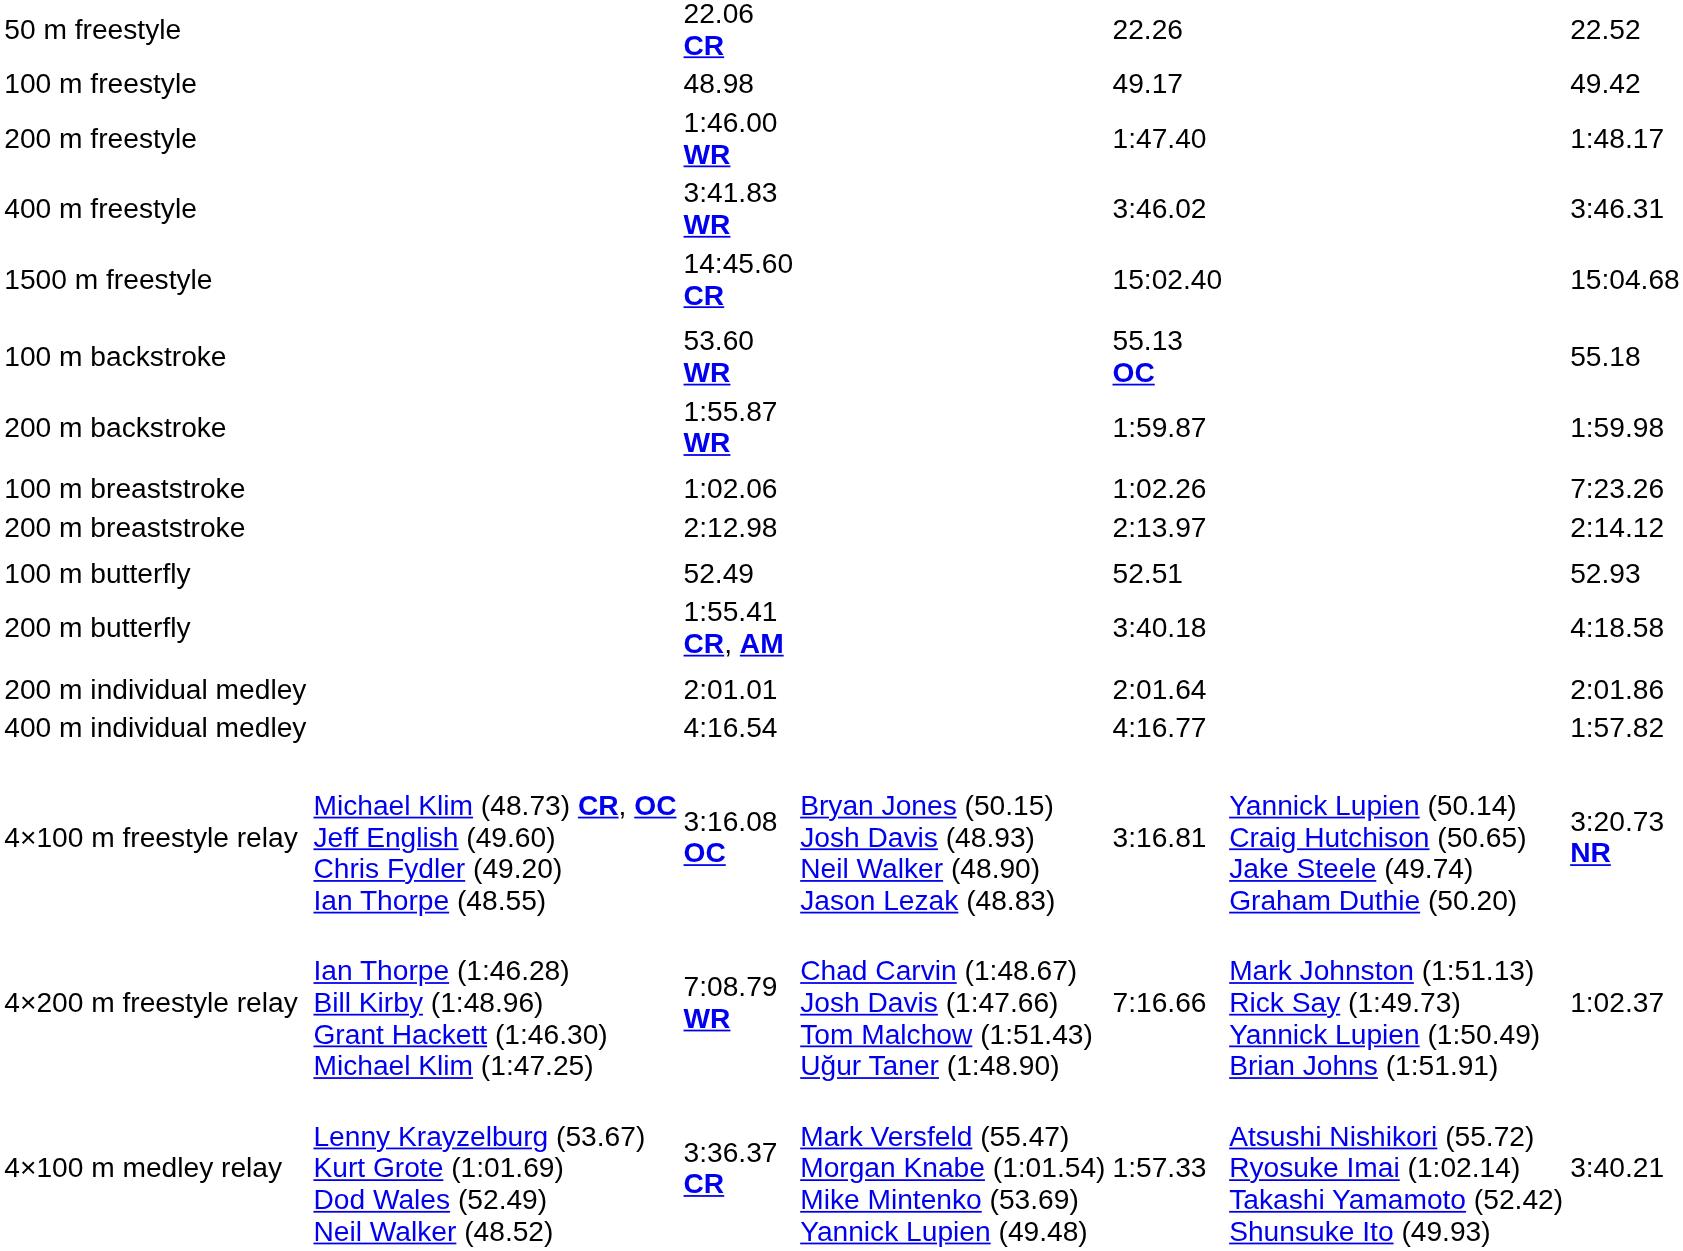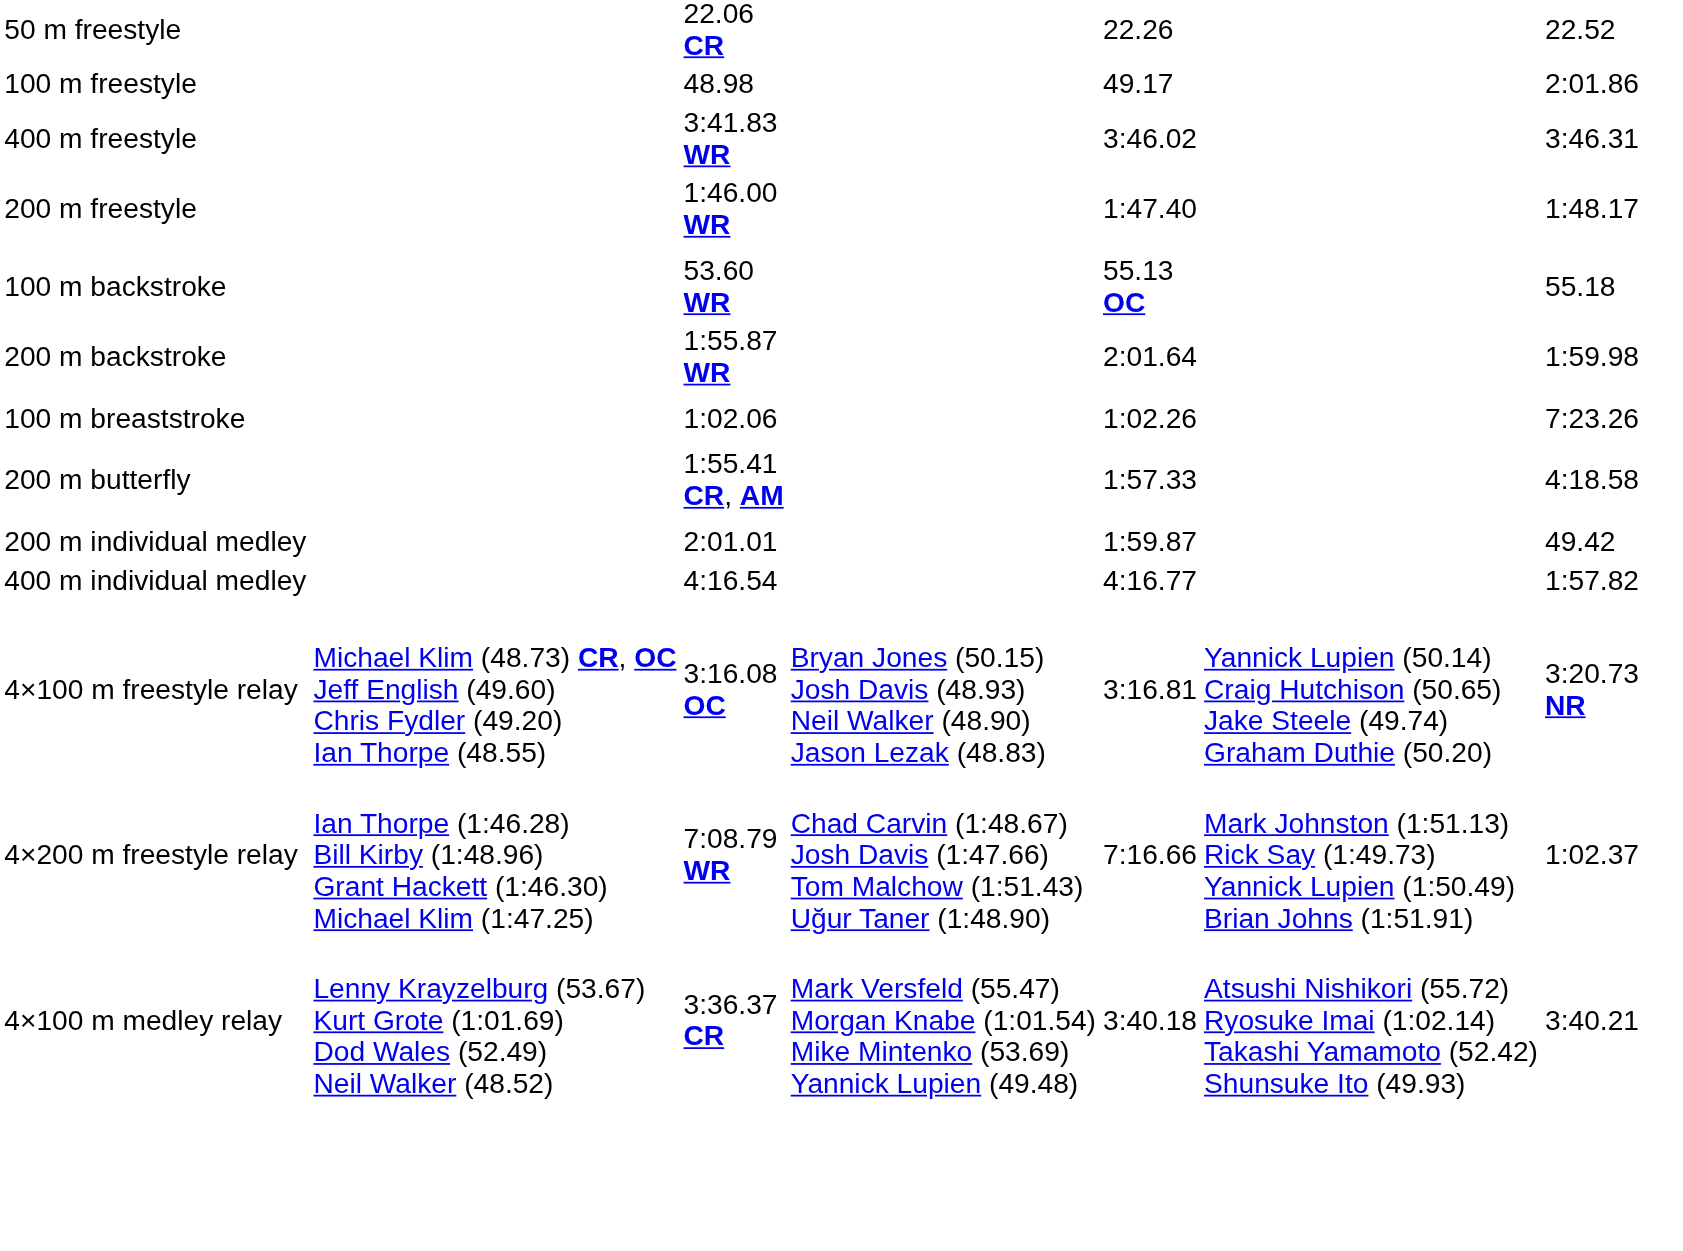(1605, 84) 49.42 -> (1592, 84) 2:01.86
rows swapped: (101, 138) <-> (101, 209)
- row: (108, 279)
(1159, 427) 1:59.87 -> (1150, 356) 2:01.64
- row: (125, 527)
- row: (97, 573)
(1159, 627) 3:40.18 -> (1150, 480) 1:57.33
(1159, 689) 2:01.64 -> (1150, 541) 1:59.87
(1617, 689) 2:01.86 -> (1580, 541) 49.42
(1159, 1168) 1:57.33 -> (1150, 1020) 3:40.18
